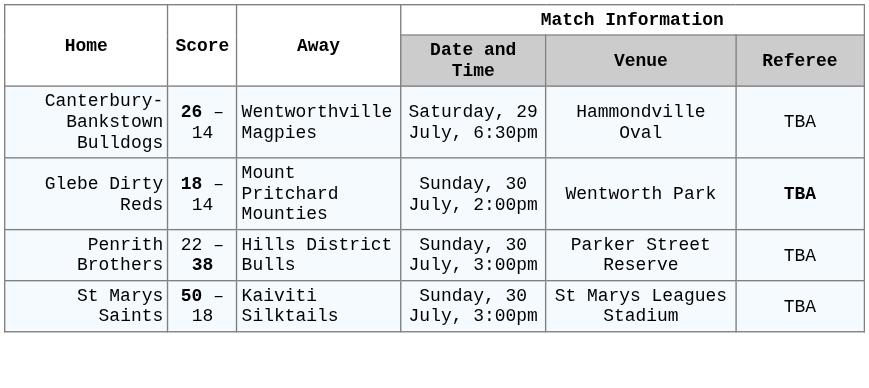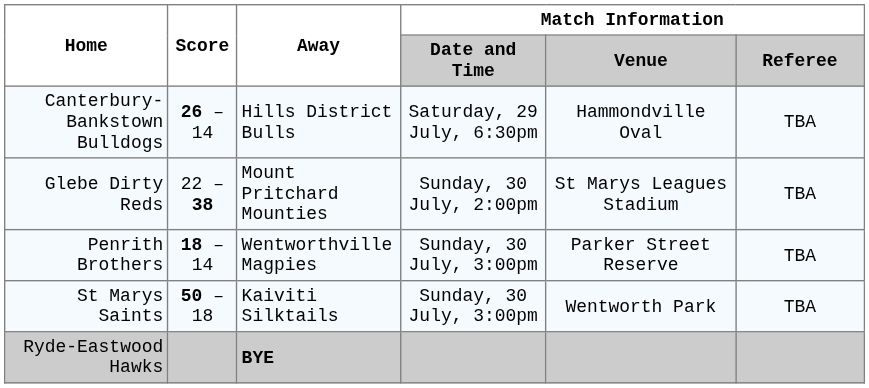(317, 122) Wentworthville Magpies -> (317, 122) Hills District Bulls
(202, 194) 18 – 14 -> (202, 194) 22 – 38
(641, 194) Wentworth Park -> (641, 194) St Marys Leagues Stadium
(800, 194) bold -> (800, 194) normal
(202, 255) 22 – 38 -> (202, 255) 18 – 14
(317, 255) Hills District Bulls -> (317, 255) Wentworthville Magpies
(641, 306) St Marys Leagues Stadium -> (641, 306) Wentworth Park
+ row: (93, 357)
